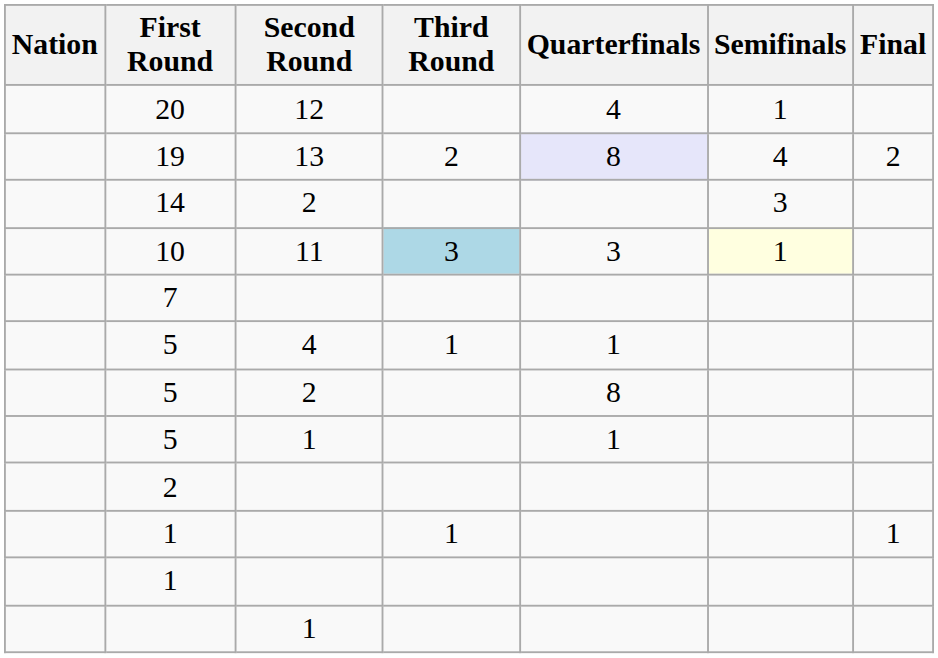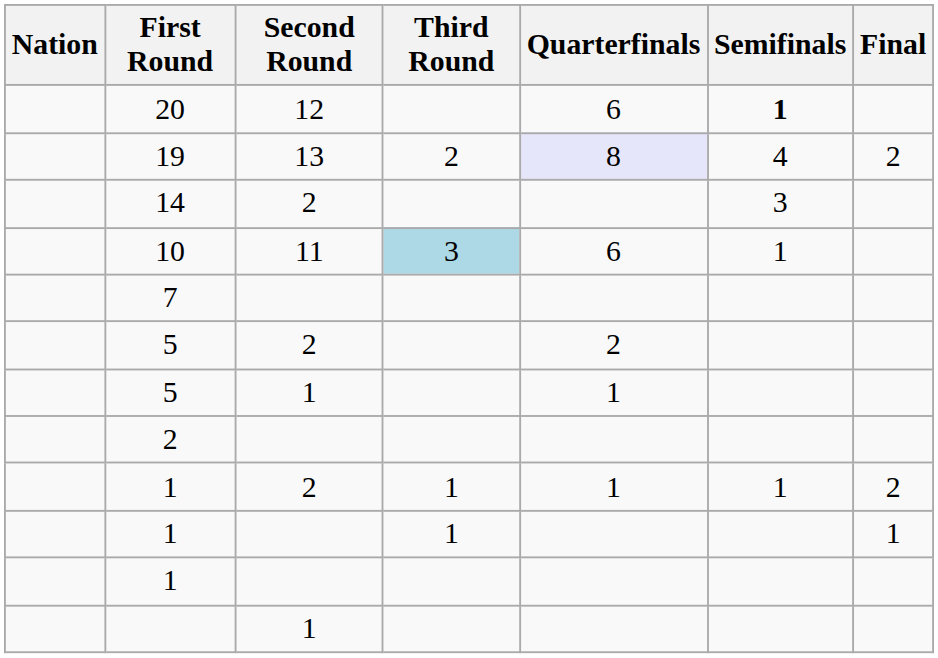(613, 108) 4 -> (613, 108) 6
(780, 108) normal -> (780, 108) bold
(613, 250) 3 -> (613, 250) 6
(780, 250) lightyellow background -> (780, 250) no background
- row: (170, 344)
(613, 391) 8 -> (613, 344) 2
+ row: (170, 486)
